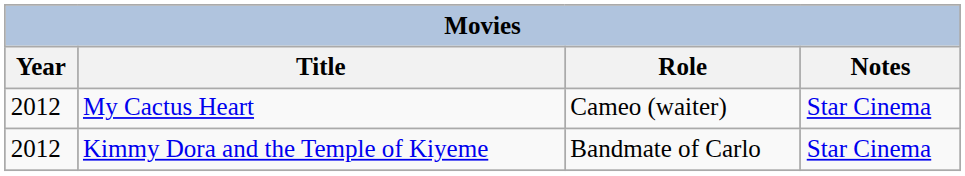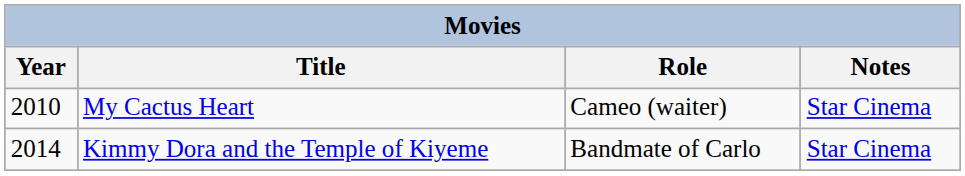(36, 108) 2012 -> (36, 108) 2010
(36, 149) 2012 -> (36, 149) 2014
